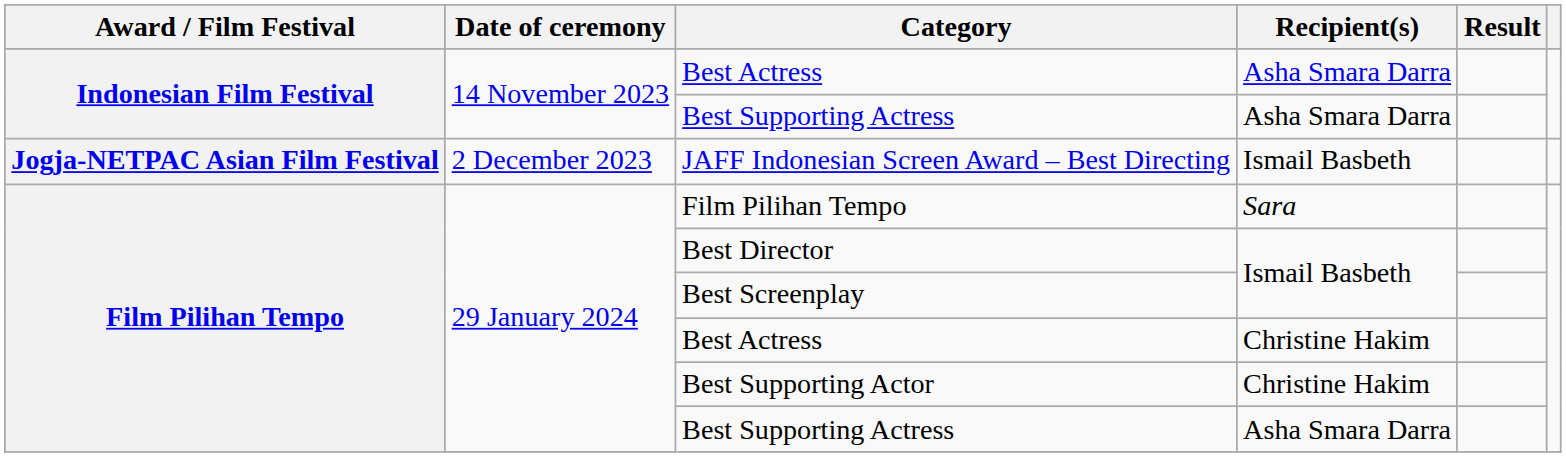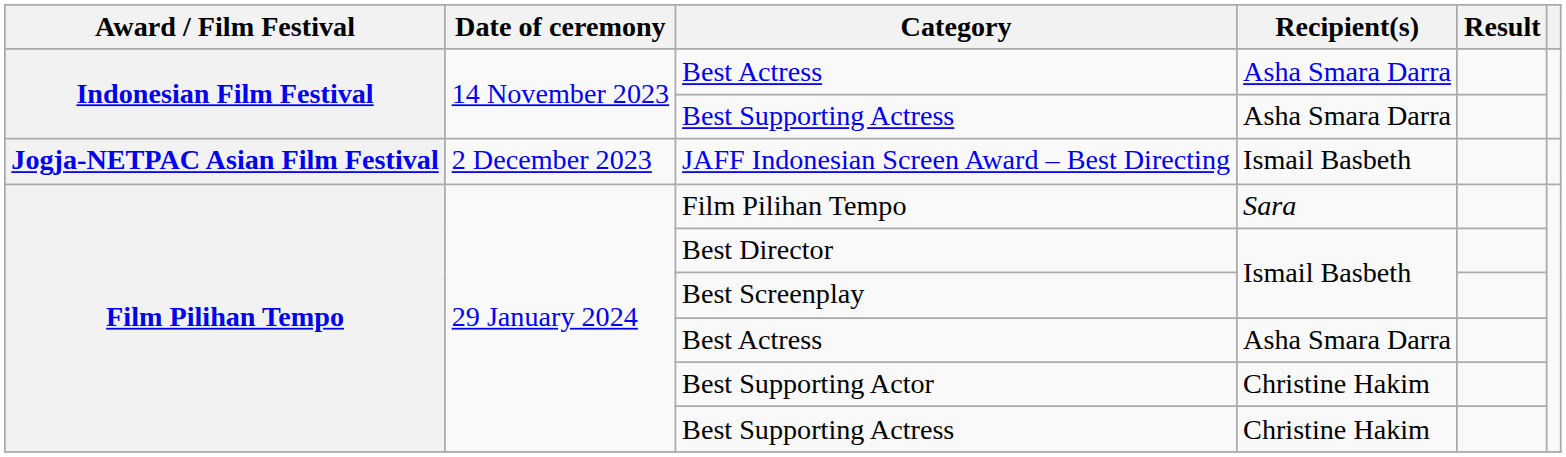(1337, 339) Christine Hakim -> (1347, 339) Asha Smara Darra
(1347, 428) Asha Smara Darra -> (1337, 428) Christine Hakim
